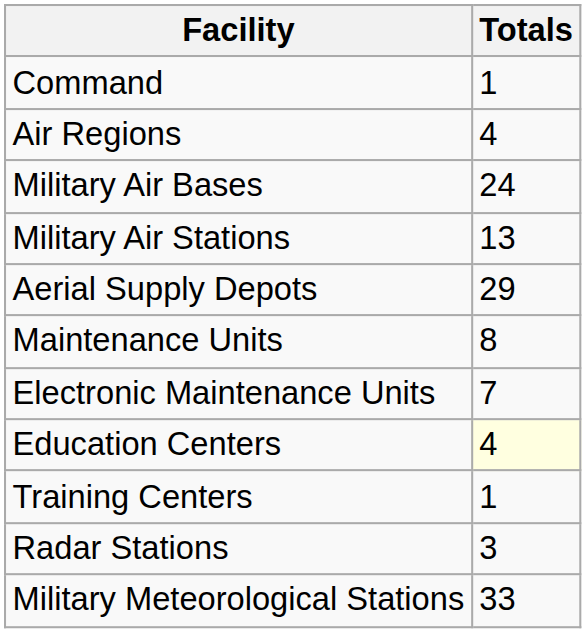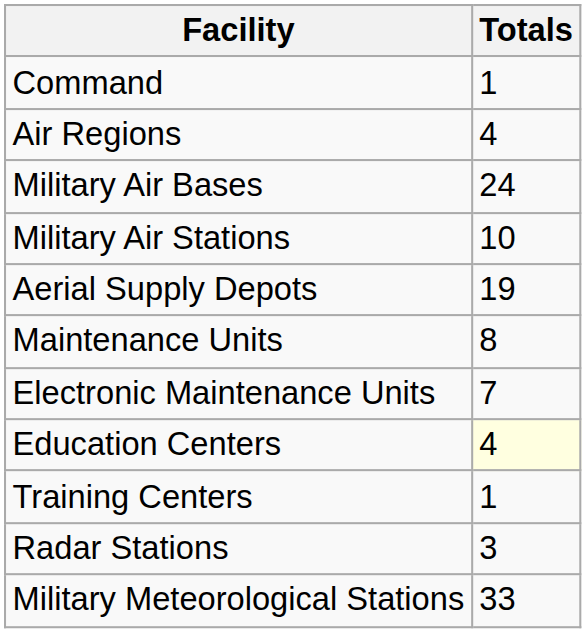(497, 237) 13 -> (497, 237) 10
(497, 289) 29 -> (497, 289) 19
